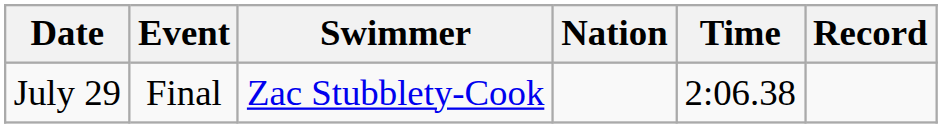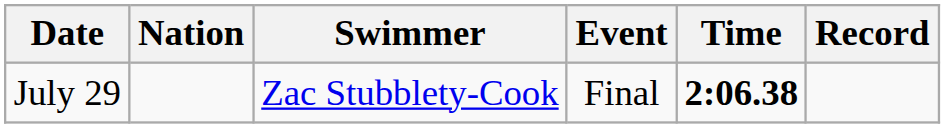columns swapped: (184, 33) <-> (614, 33)
(740, 92) normal -> (741, 92) bold
